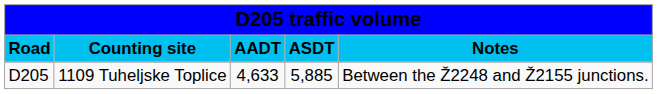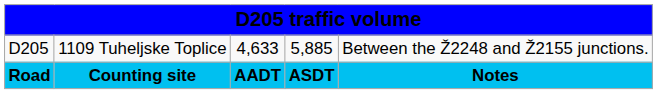rows swapped: (29, 48) <-> (28, 75)
